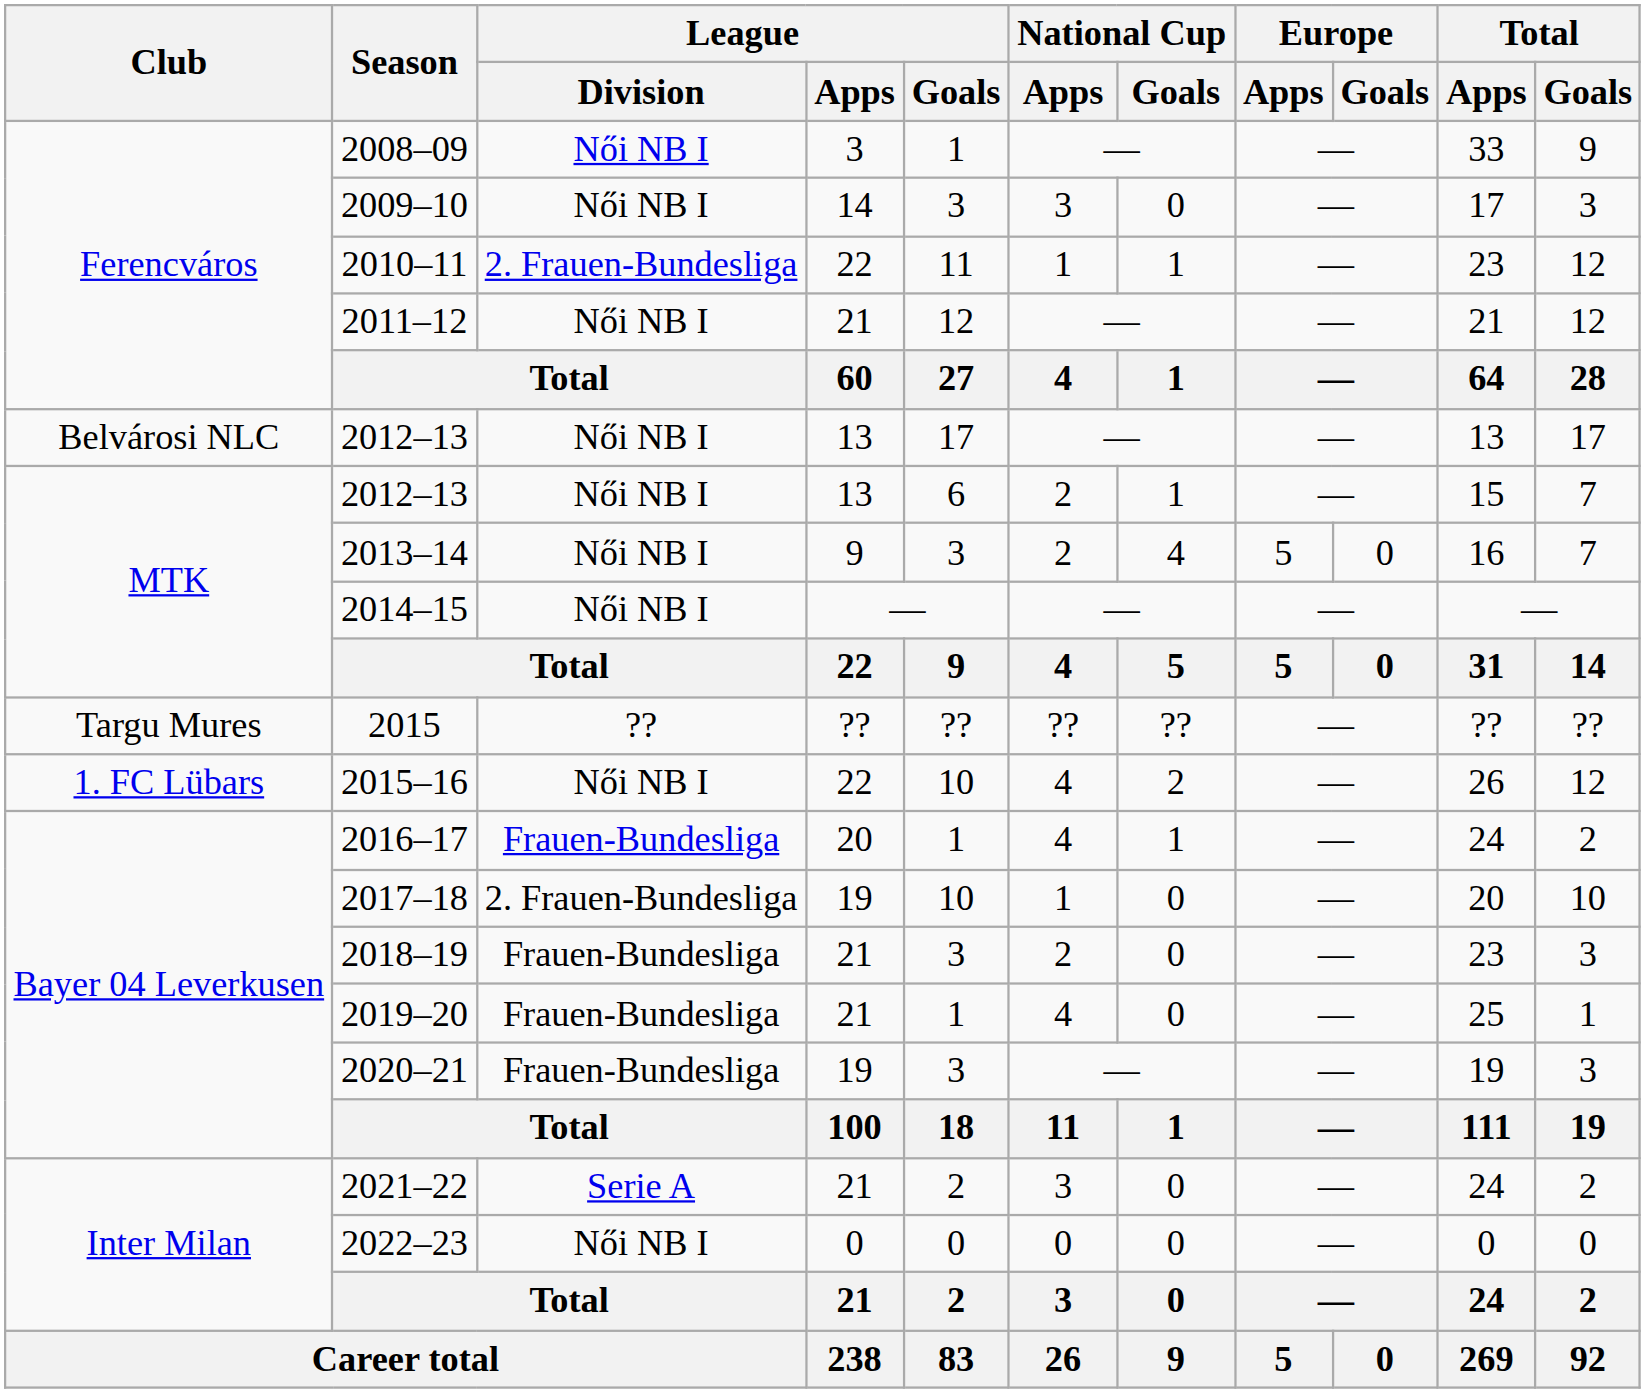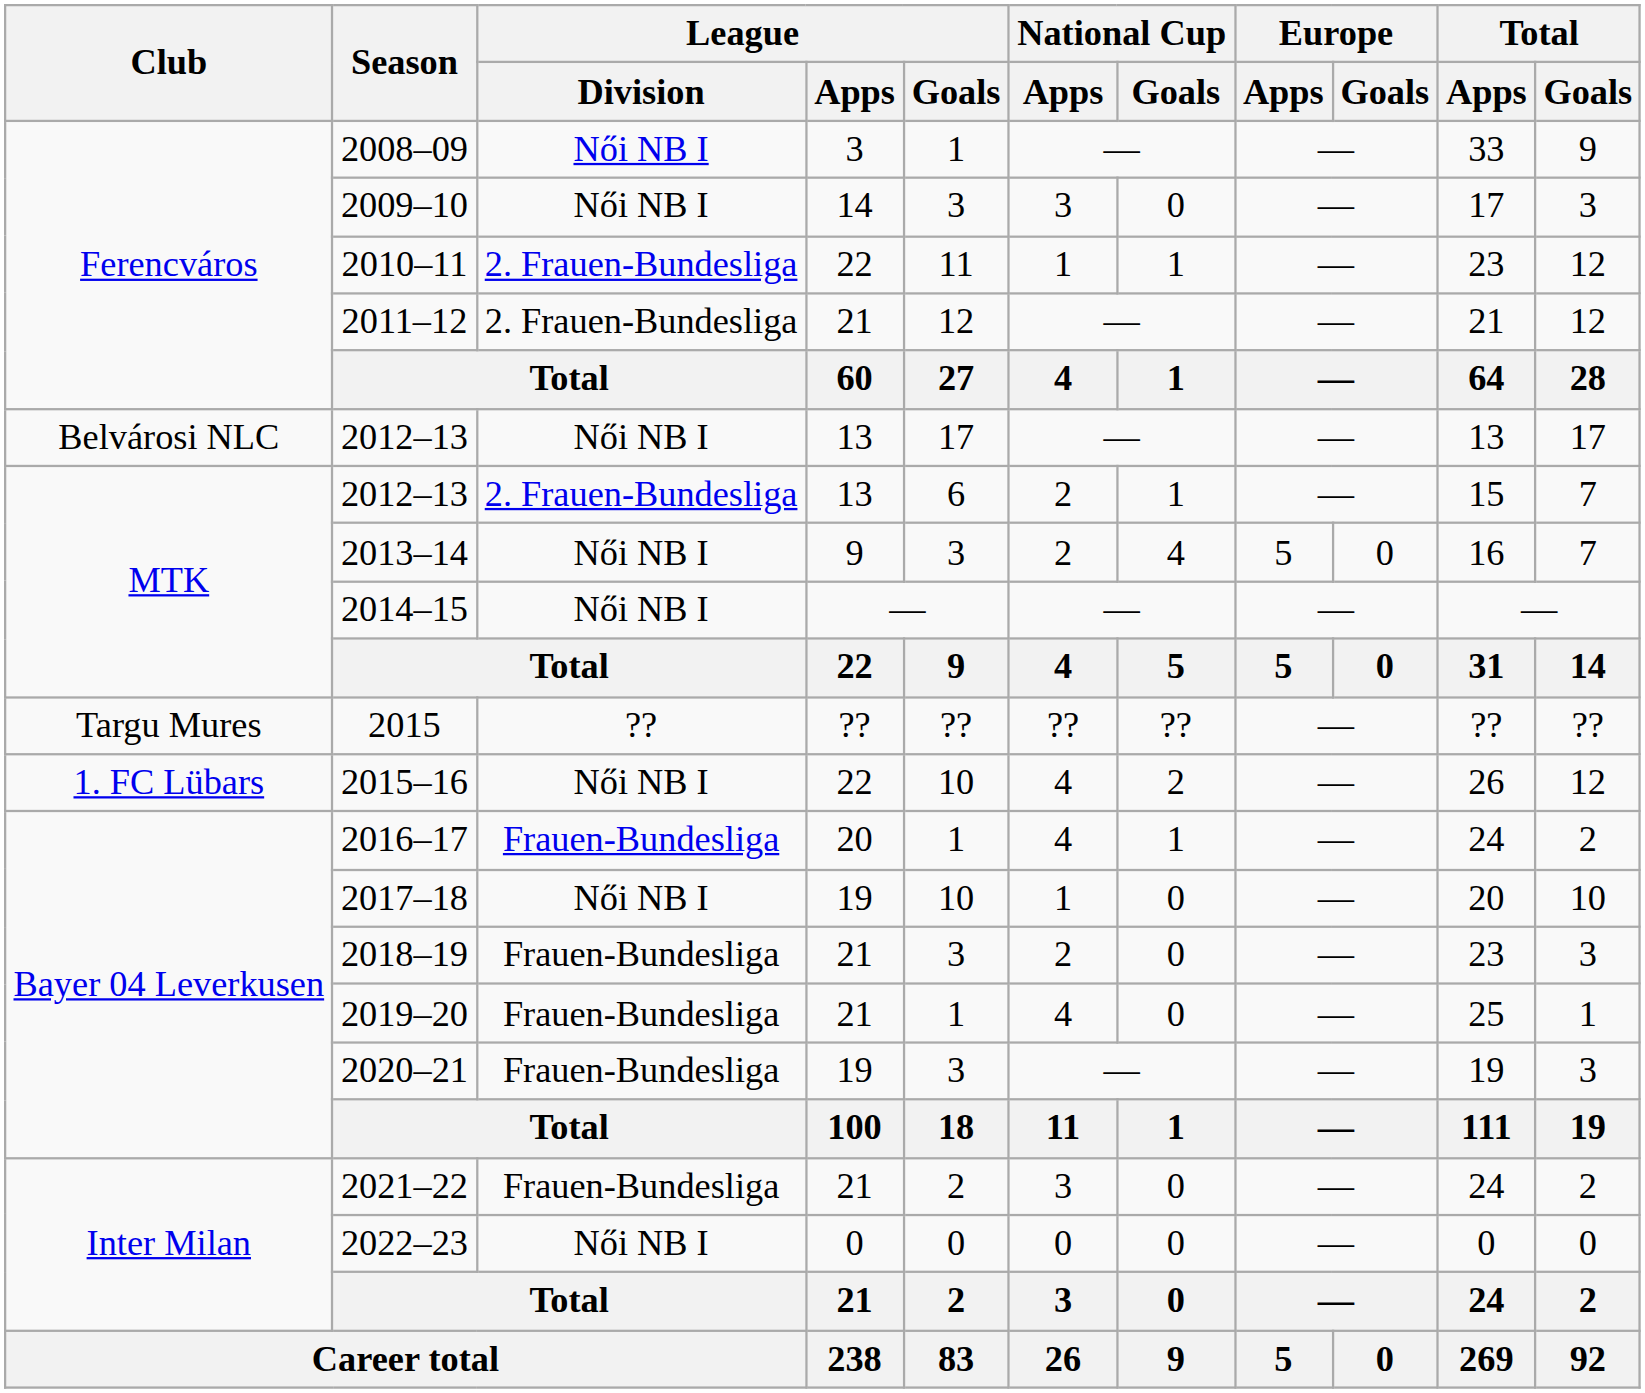(641, 321) Női NB I -> (641, 321) 2. Frauen-Bundesliga
(641, 494) Női NB I -> (641, 494) 2. Frauen-Bundesliga
(641, 897) 2. Frauen-Bundesliga -> (641, 897) Női NB I
(641, 1185) Serie A -> (641, 1185) Frauen-Bundesliga
